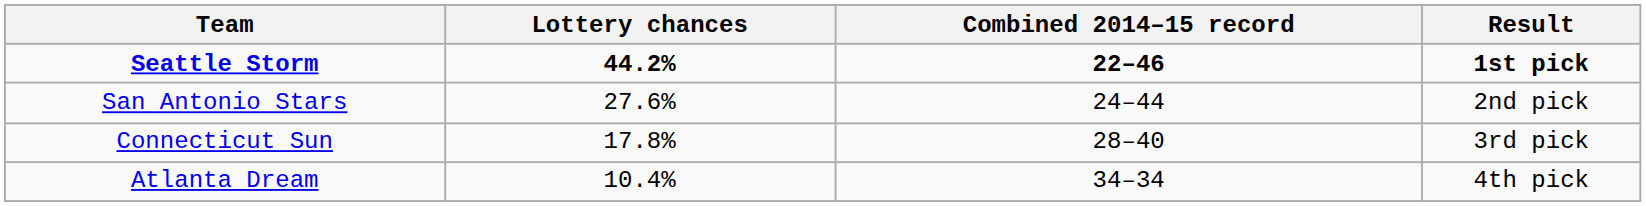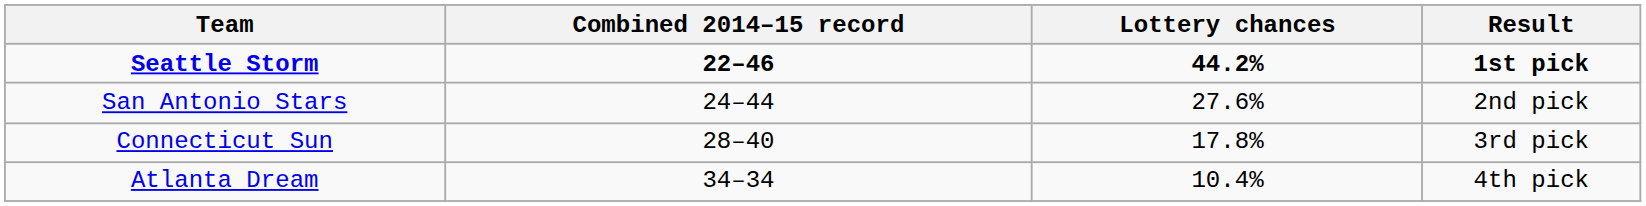columns swapped: (1129, 25) <-> (640, 25)
